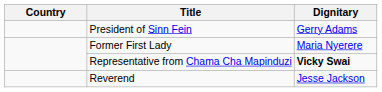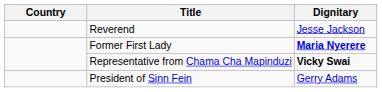rows swapped: (141, 29) <-> (112, 78)
(330, 45) normal -> (331, 45) bold
